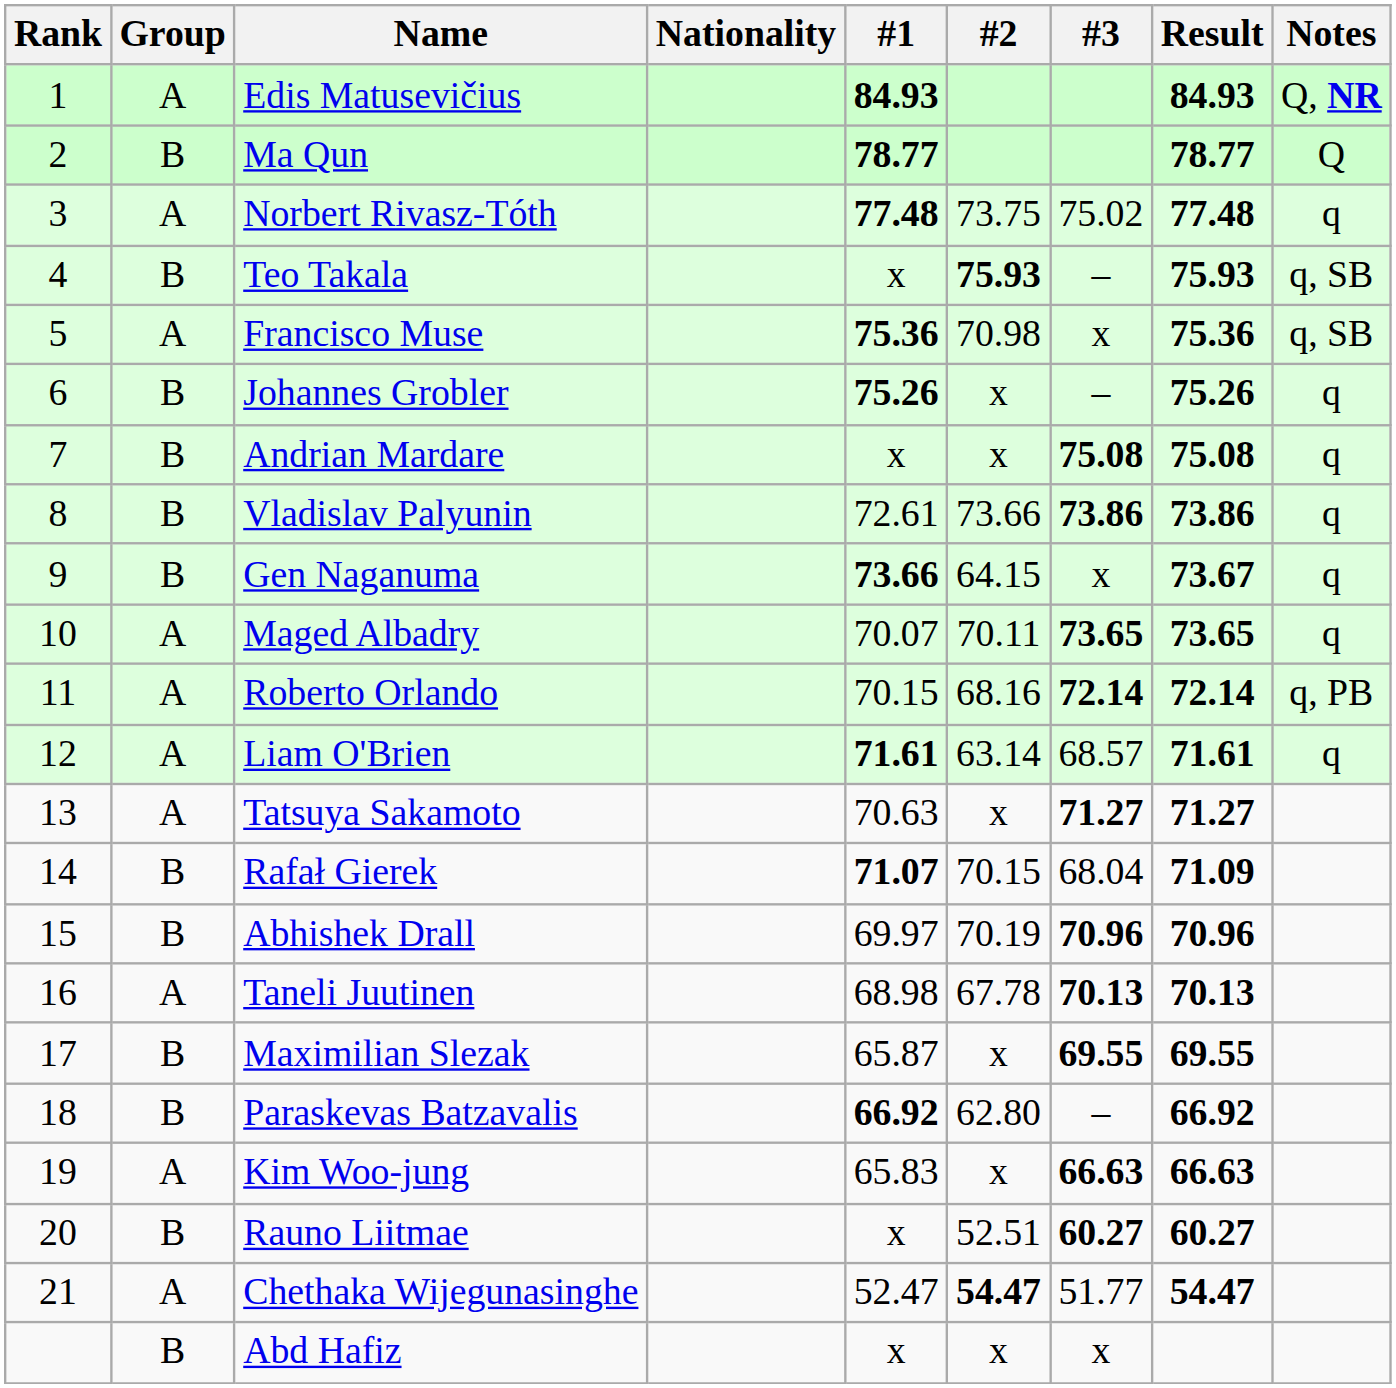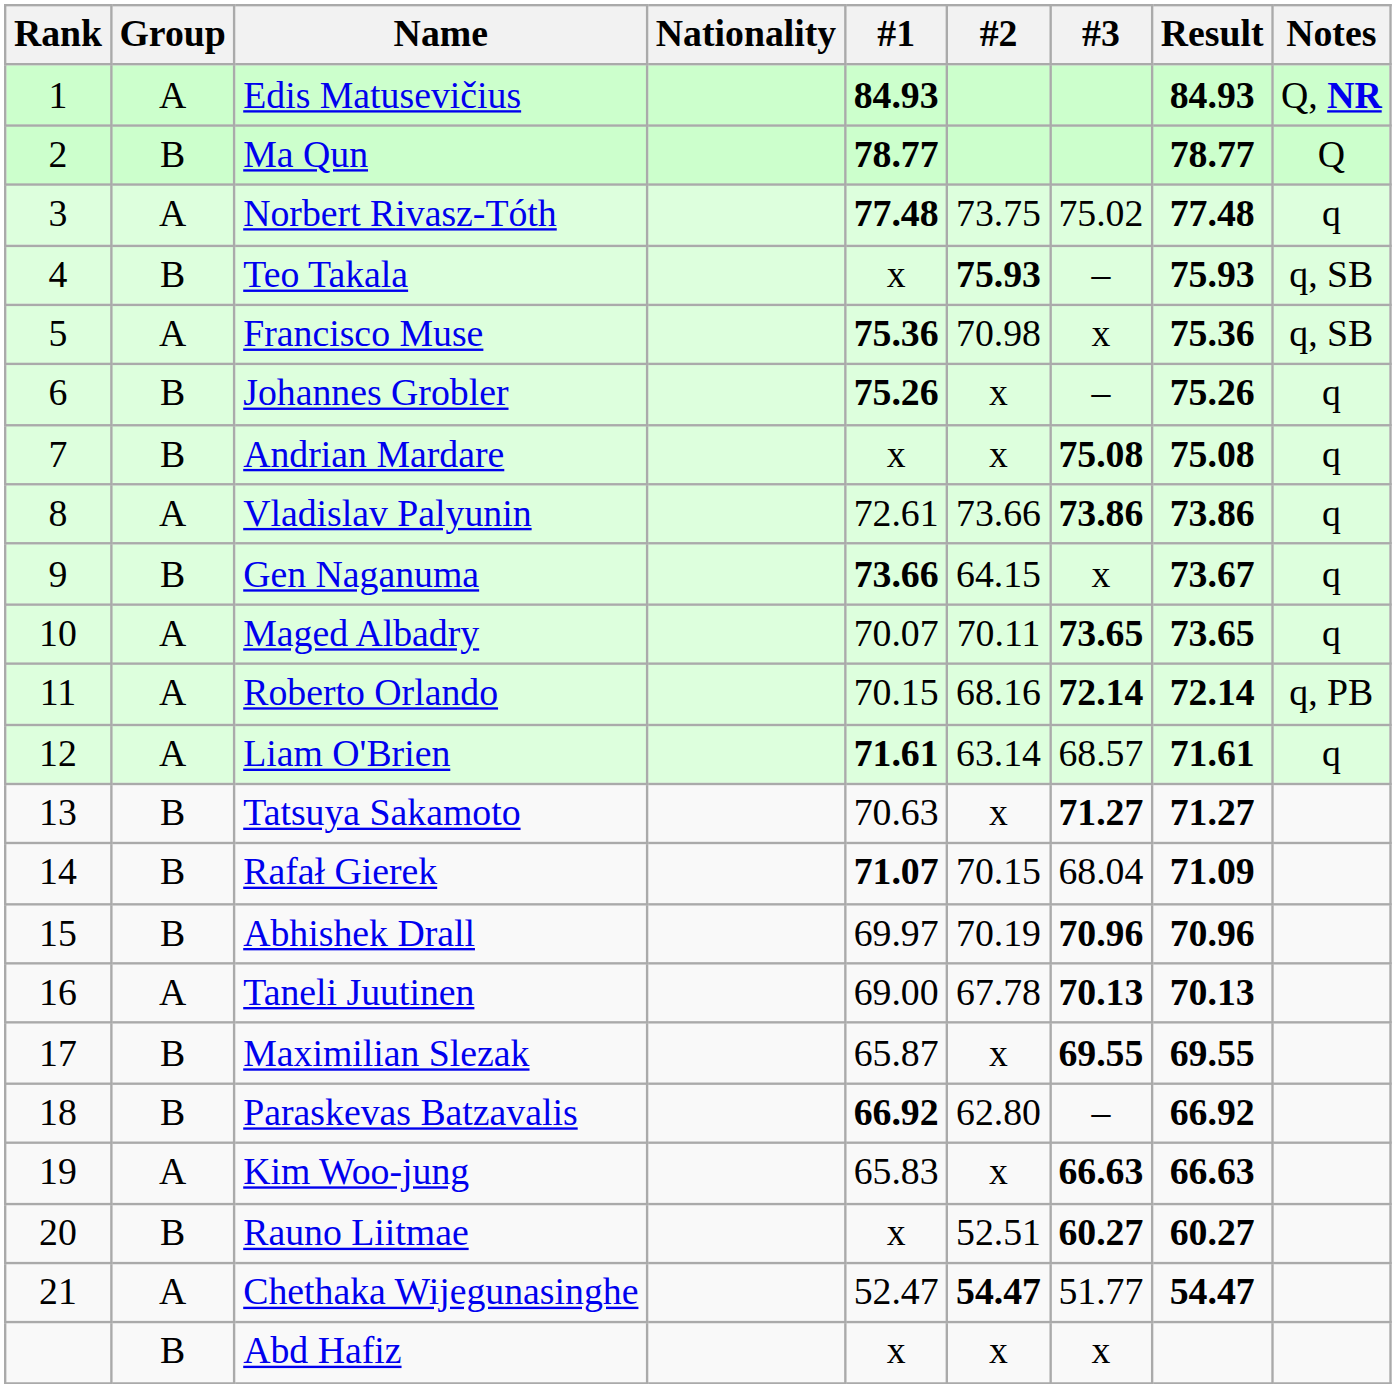(173, 513) B -> (173, 513) A
(173, 812) A -> (173, 812) B
(896, 992) 68.98 -> (896, 992) 69.00
